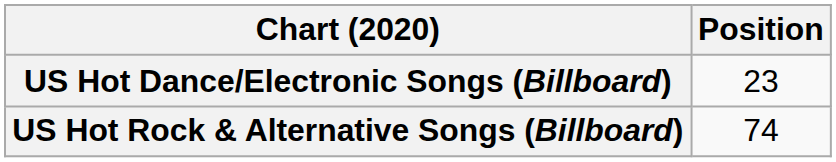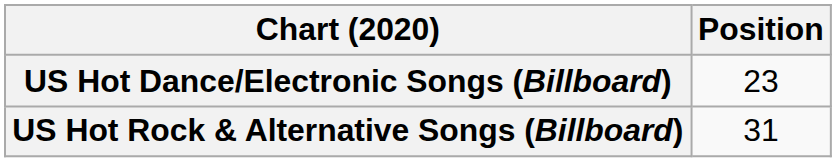(761, 130) 74 -> (761, 130) 31
